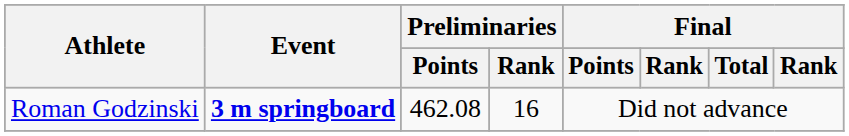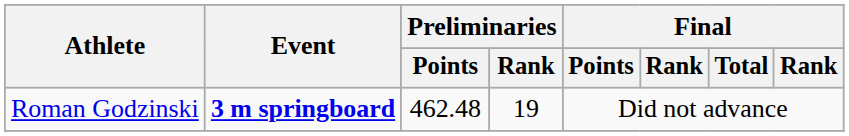(445, 109) 462.08 -> (445, 109) 462.48
(526, 109) 16 -> (526, 109) 19
